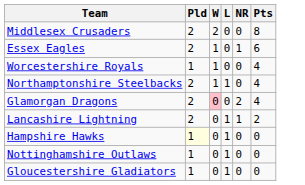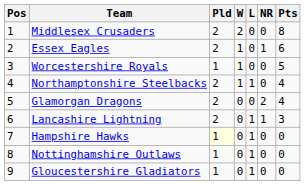+ column: (17, 13)
(257, 66) 4 -> (281, 66) 5
(215, 101) pink background -> (240, 101) no background
(257, 119) 2 -> (281, 119) 3
